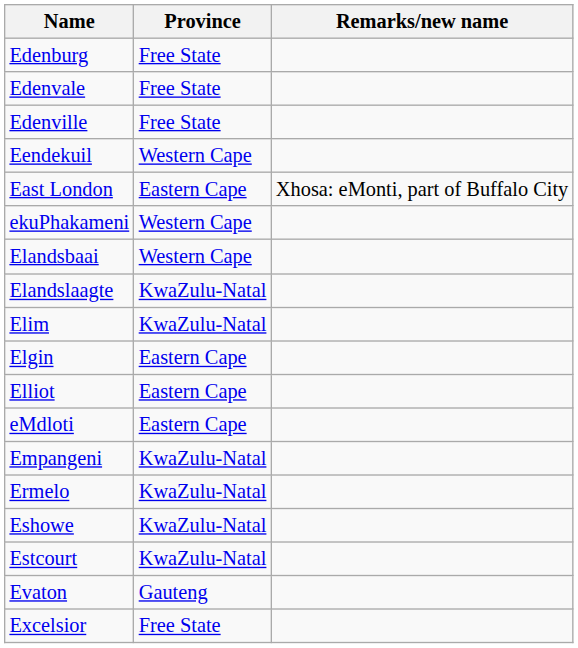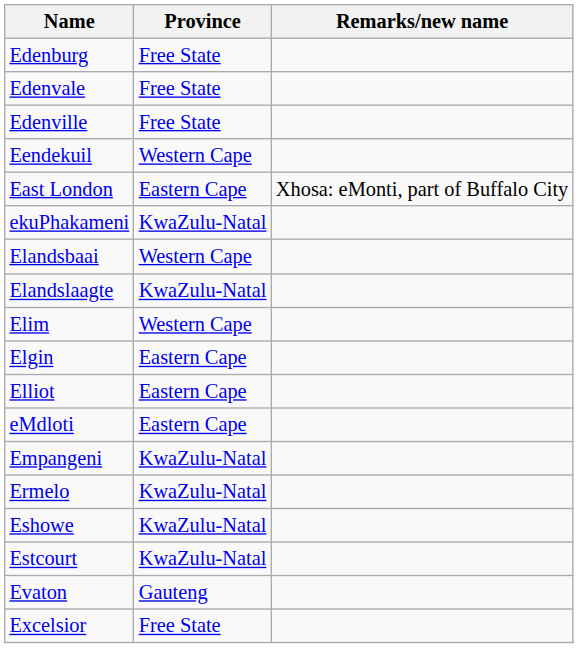(195, 222) Western Cape -> (203, 222) KwaZulu-Natal
(203, 323) KwaZulu-Natal -> (195, 323) Western Cape
